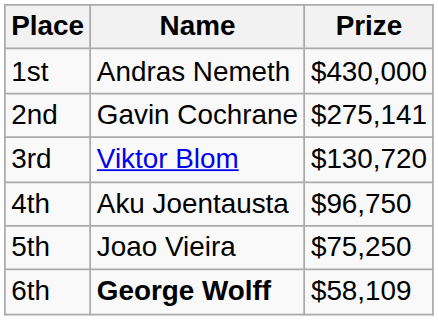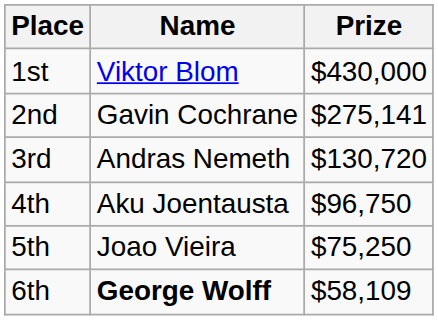(194, 70) Andras Nemeth -> (168, 70) Viktor Blom
(168, 159) Viktor Blom -> (194, 159) Andras Nemeth
